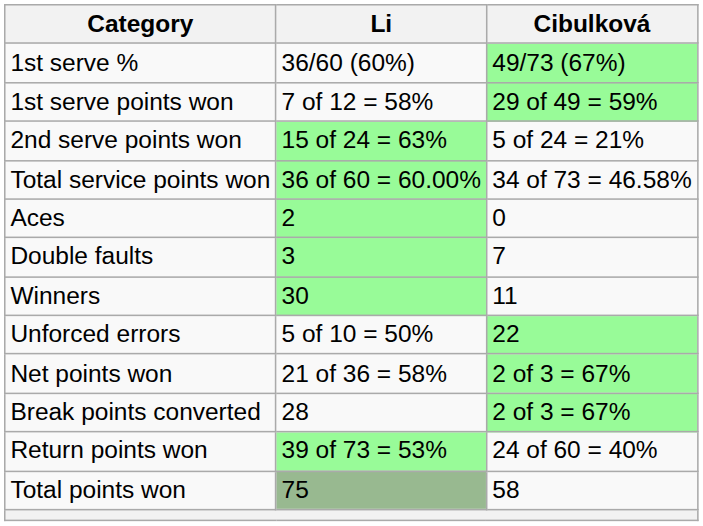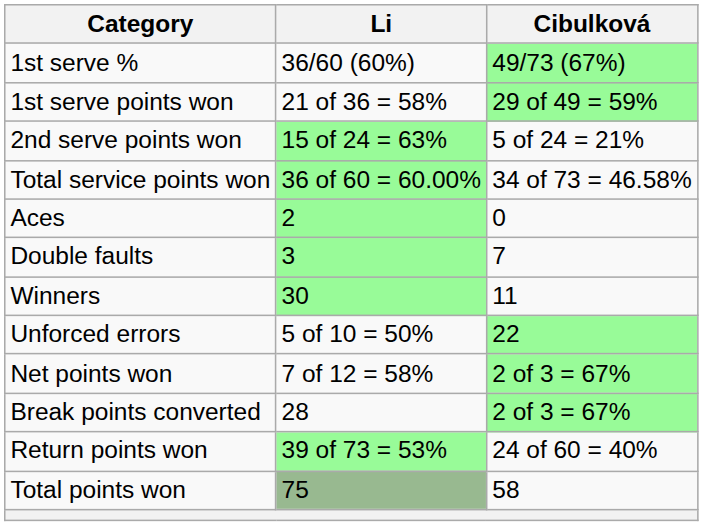(357, 101) 7 of 12 = 58% -> (364, 101) 21 of 36 = 58%
(364, 373) 21 of 36 = 58% -> (357, 373) 7 of 12 = 58%
